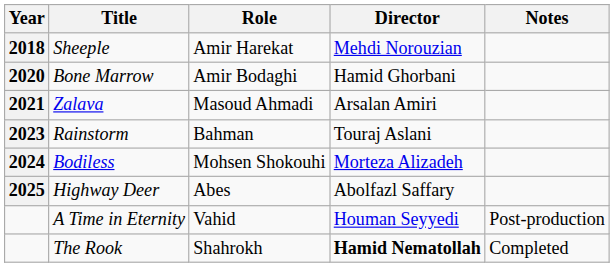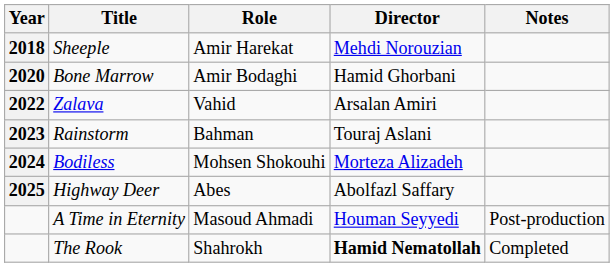(27, 104) 2021 -> (27, 104) 2022
(253, 104) Masoud Ahmadi -> (214, 104) Vahid
(214, 219) Vahid -> (253, 219) Masoud Ahmadi
